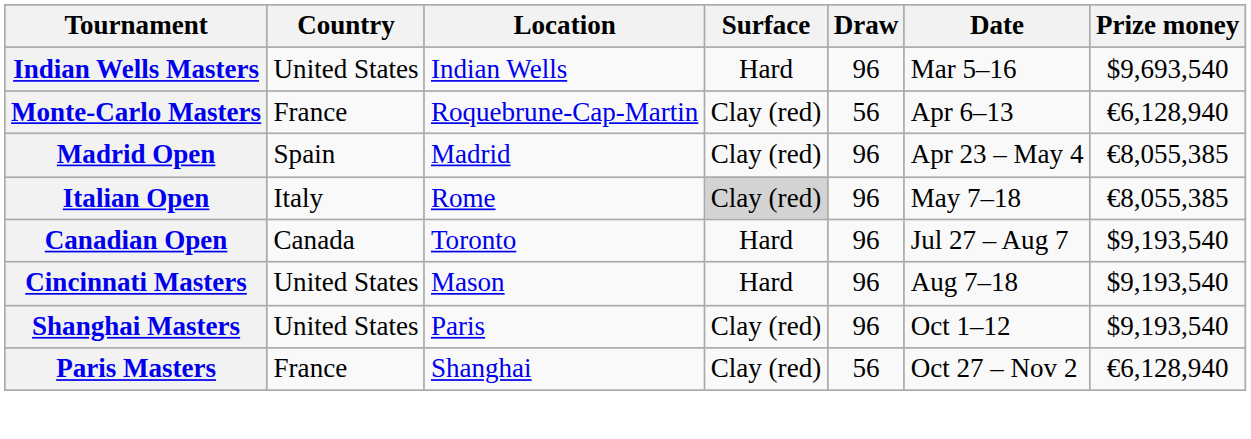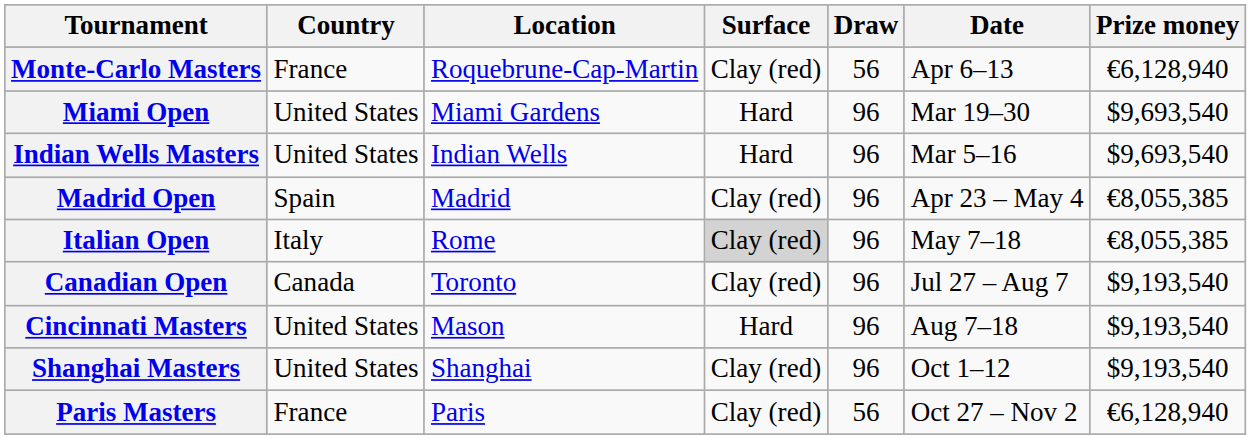rows swapped: (136, 68) <-> (136, 111)
+ row: (136, 111)
(766, 240) Hard -> (766, 283) Clay (red)
(458, 326) Paris -> (481, 369) Shanghai
(481, 369) Shanghai -> (458, 411) Paris
